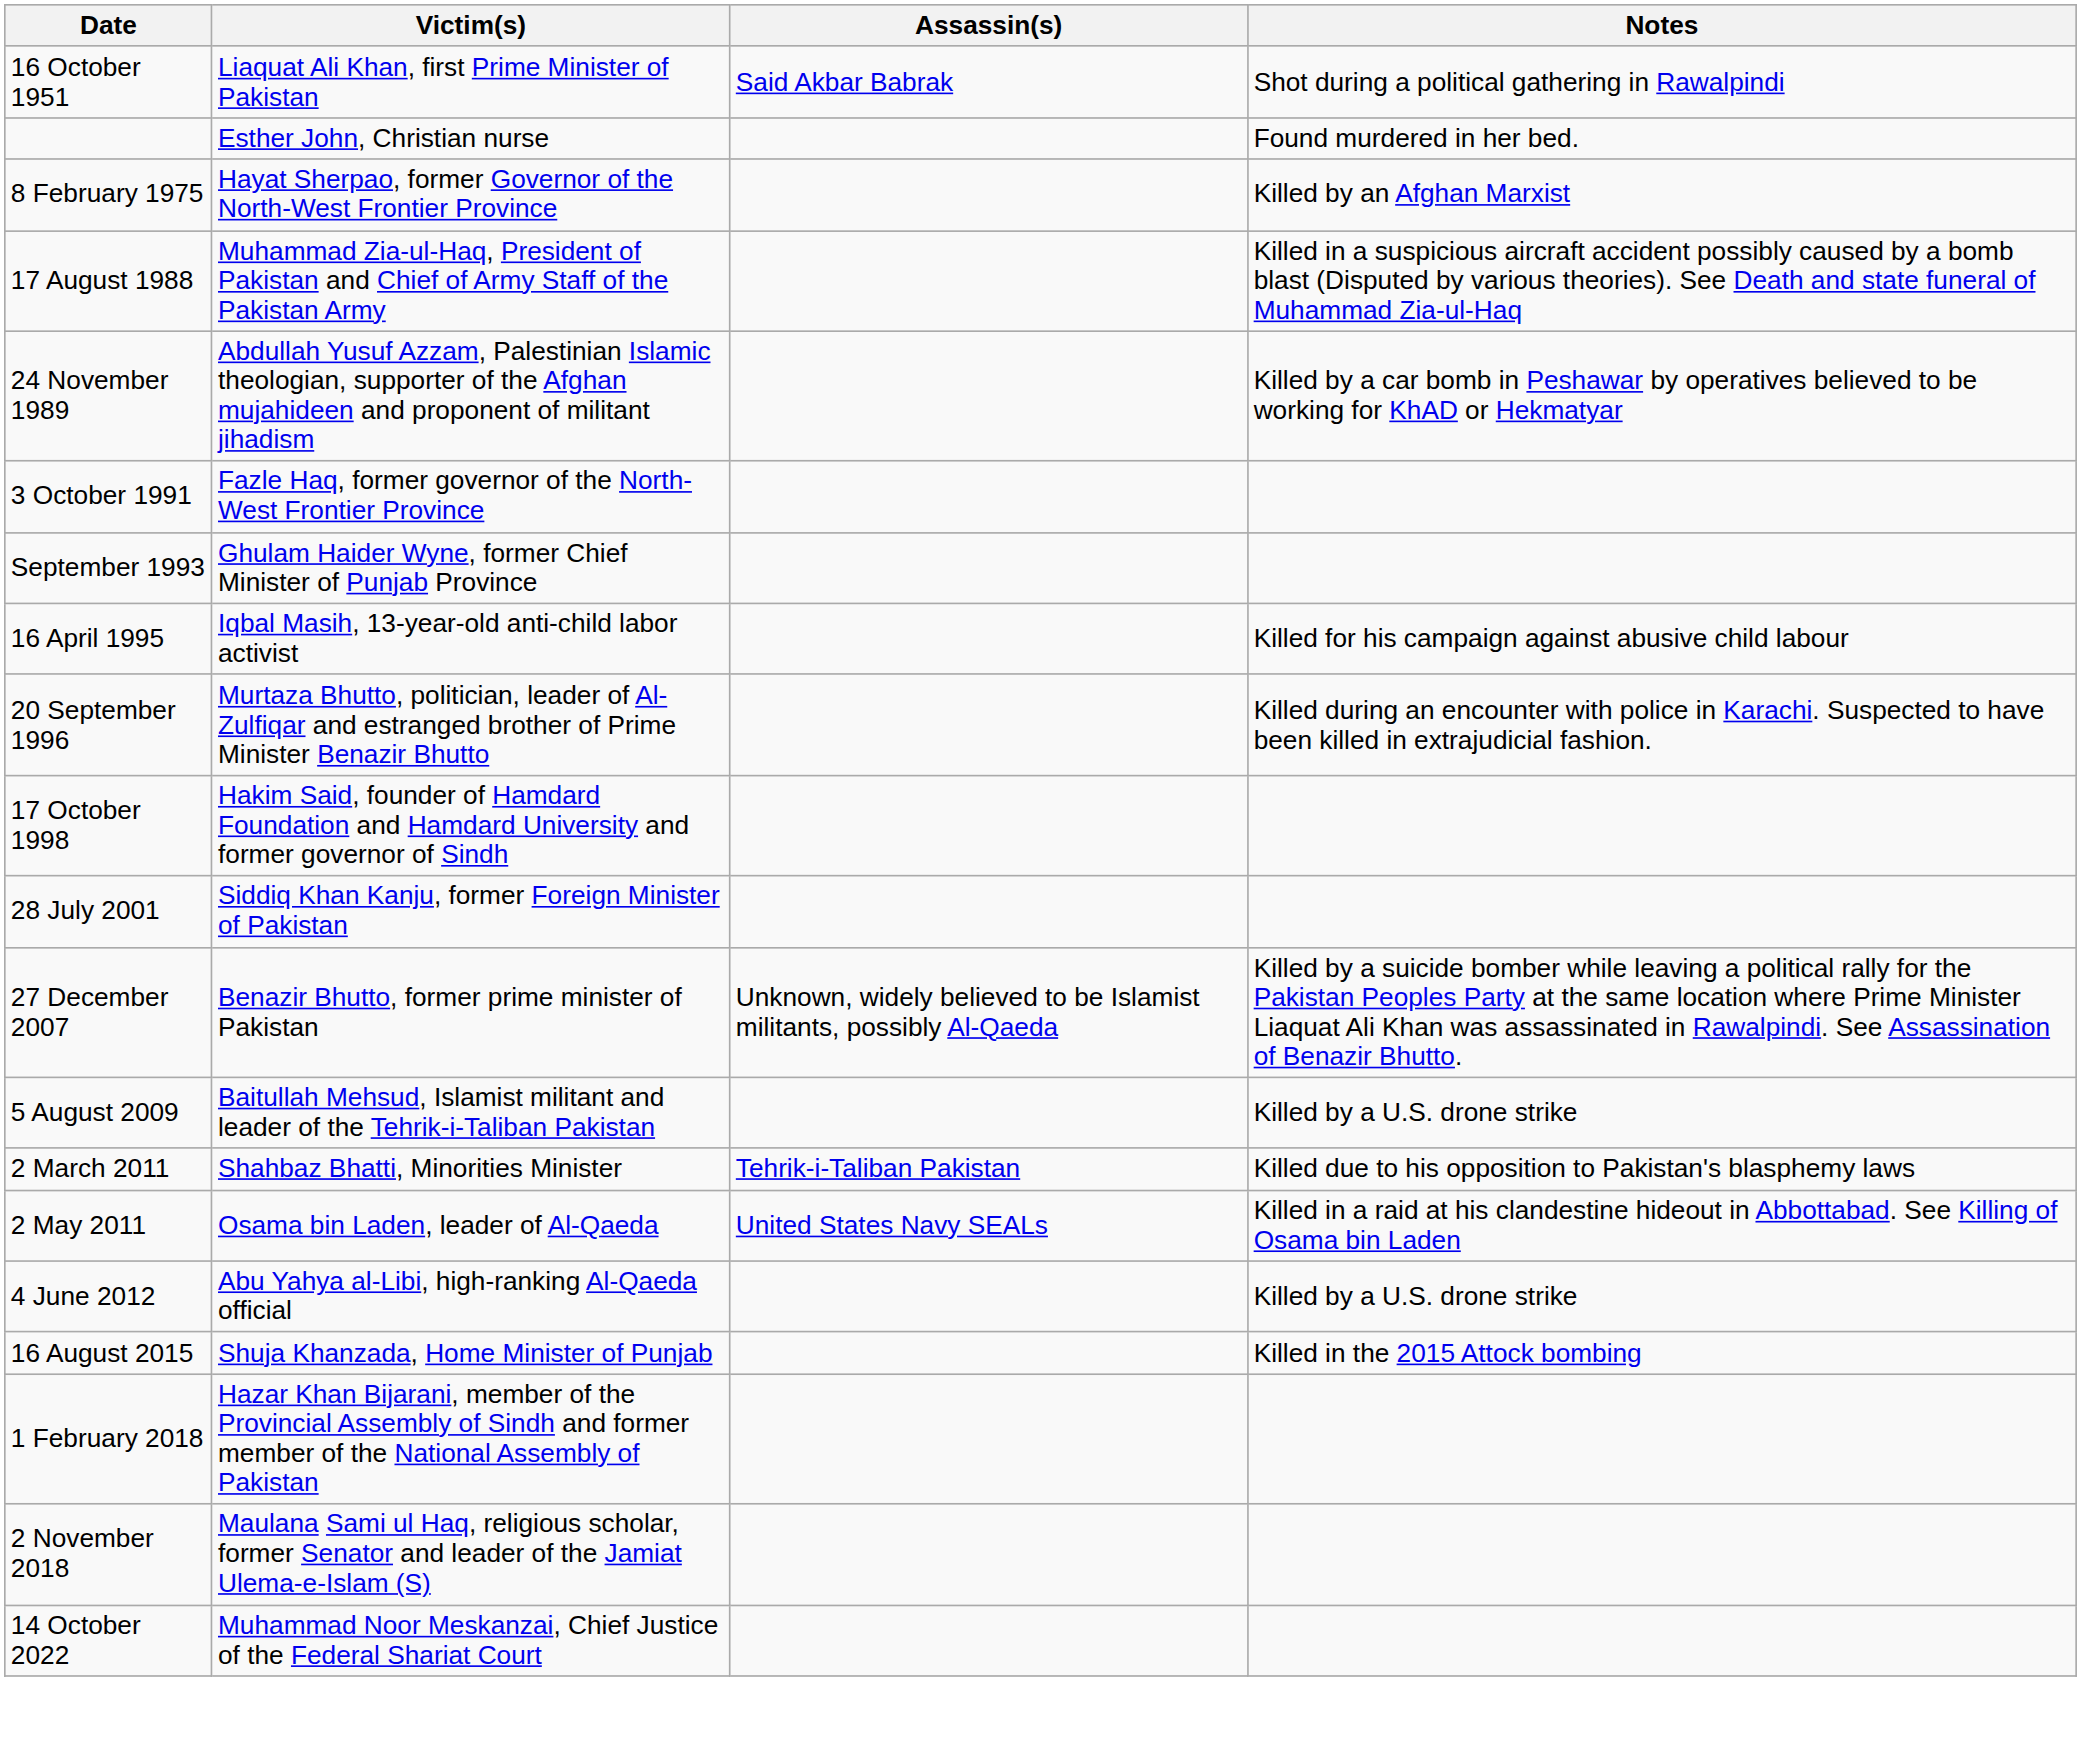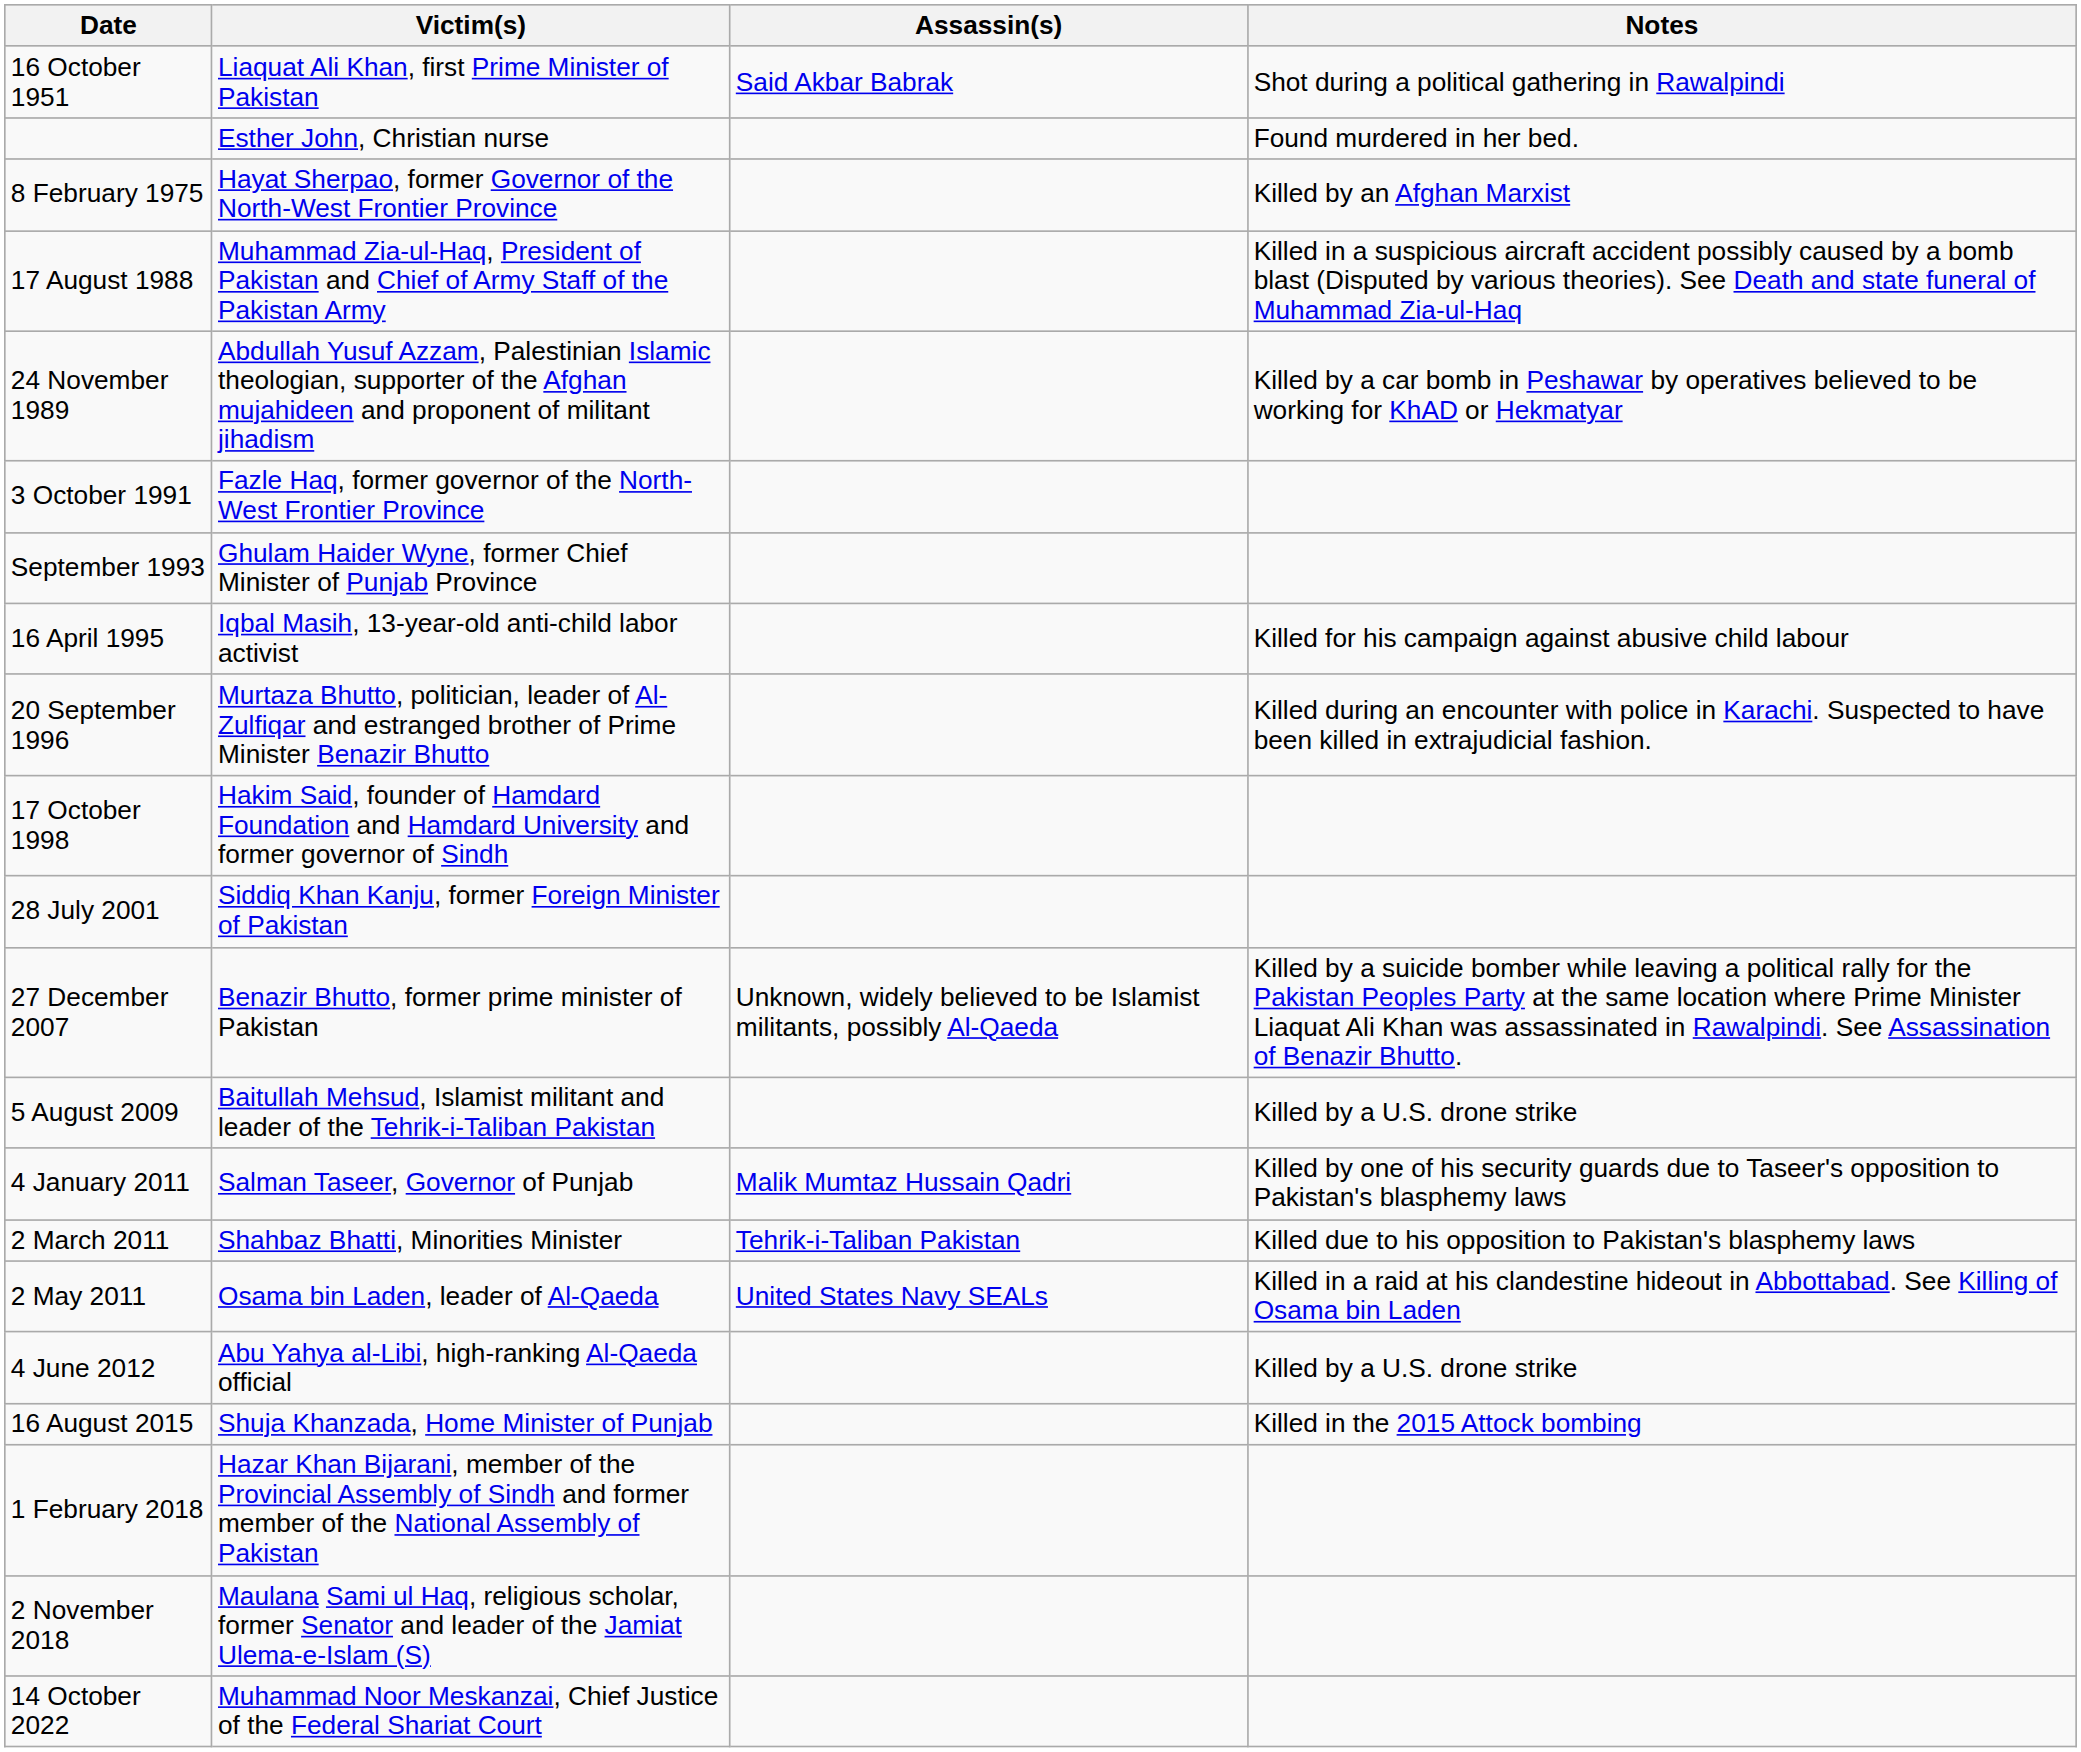+ row: (100, 1183)
